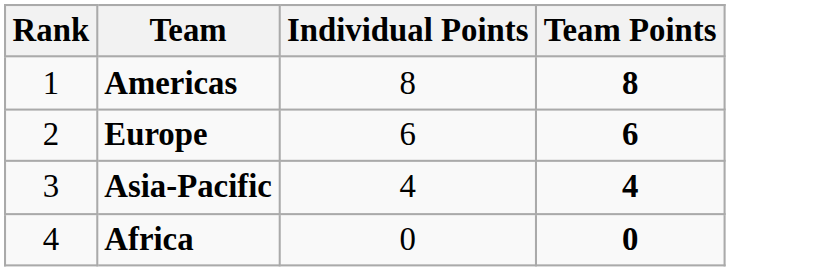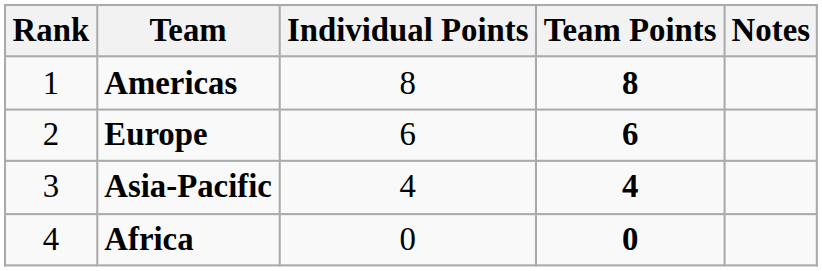+ column: (771, 30)
